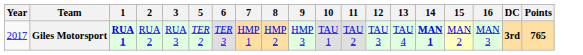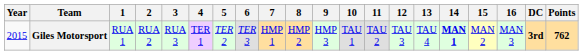+ column: (201, 12)
(17, 35) 2017 -> (17, 35) 2015
(123, 35) bold -> (123, 35) normal
(538, 35) 765 -> (562, 35) 762
